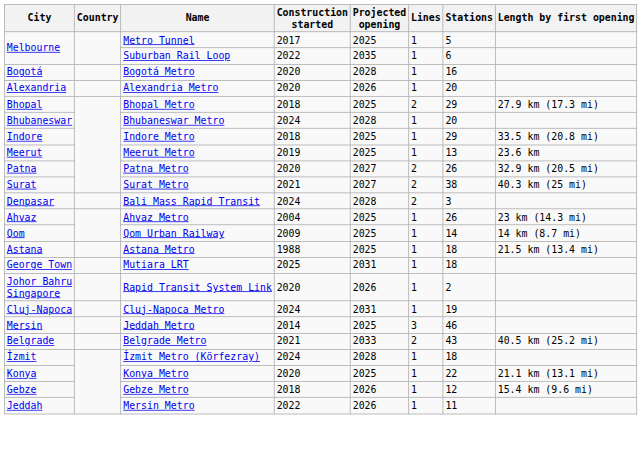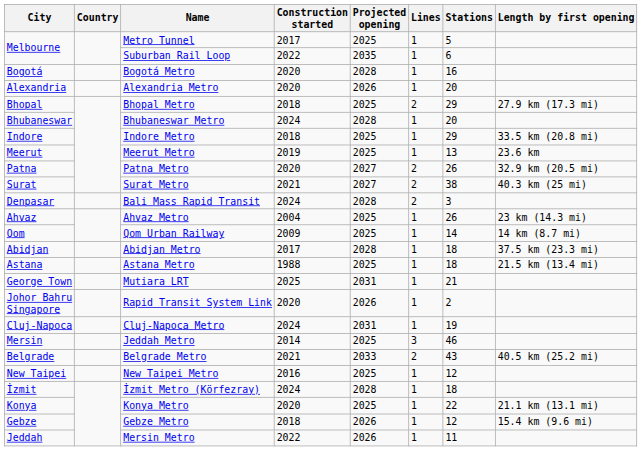+ row: (162, 249)
(451, 265) 18 -> (451, 281) 21
+ row: (171, 373)
